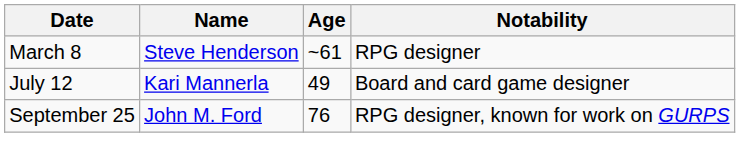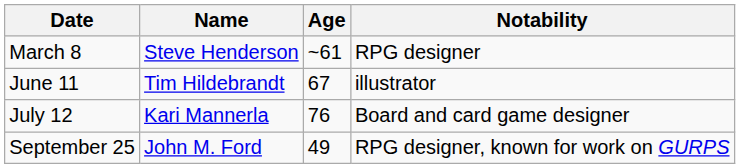+ row: (44, 83)
(319, 83) 49 -> (319, 115) 76
(319, 115) 76 -> (319, 147) 49
